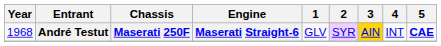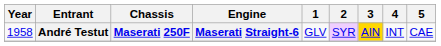(20, 32) 1968 -> (20, 32) 1958
(422, 32) bold -> (421, 32) normal
